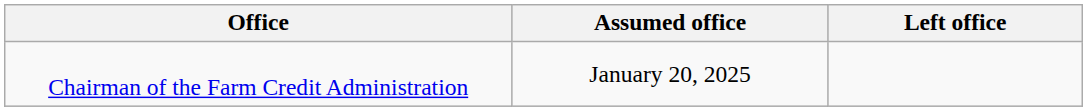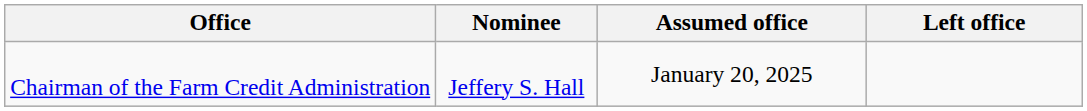+ column: (516, 23)
